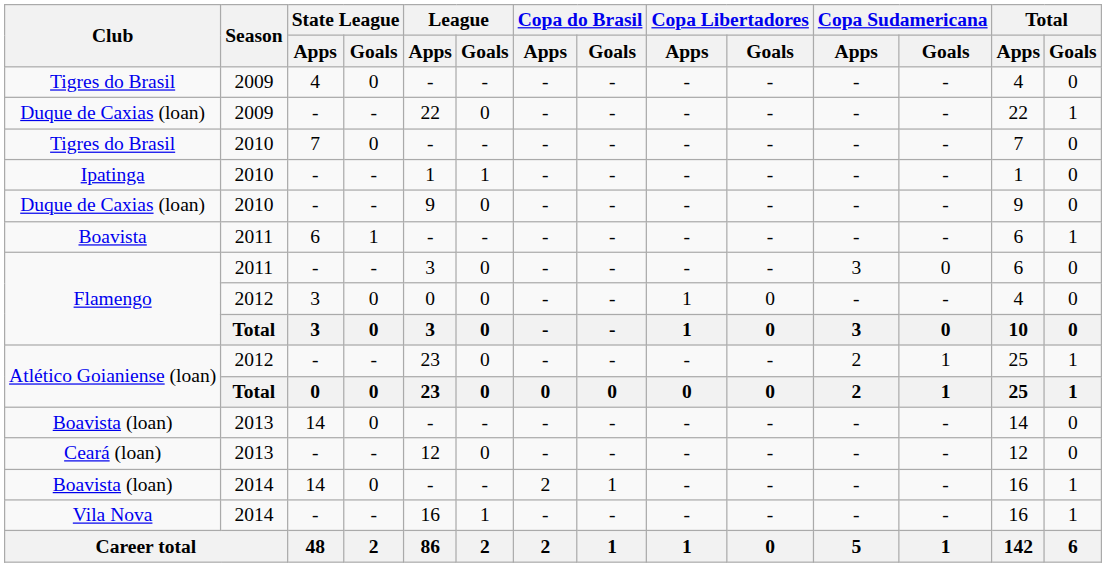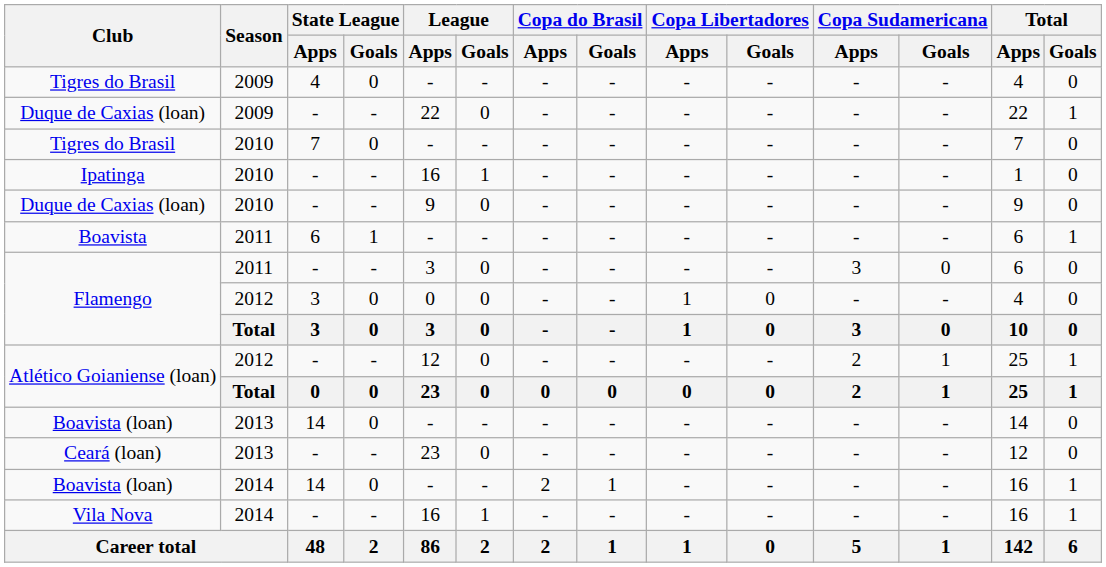(430, 174) 1 -> (430, 174) 16
(430, 360) 23 -> (430, 360) 12
(430, 453) 12 -> (430, 453) 23
